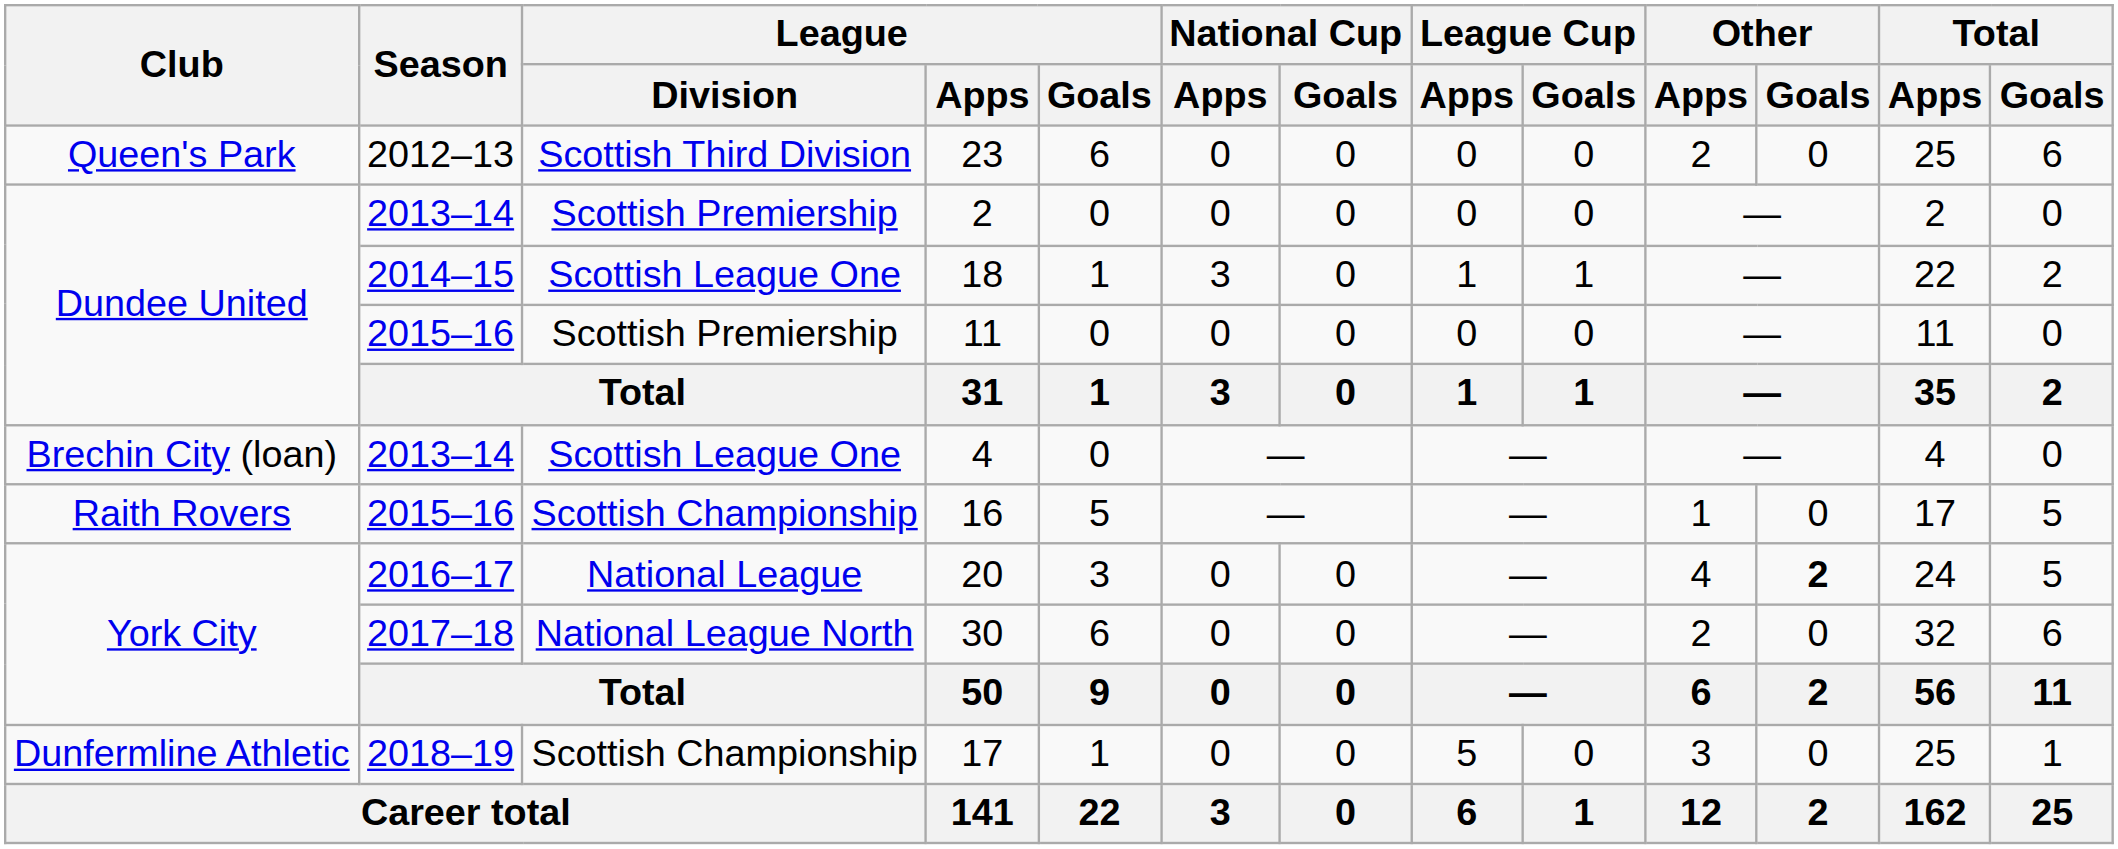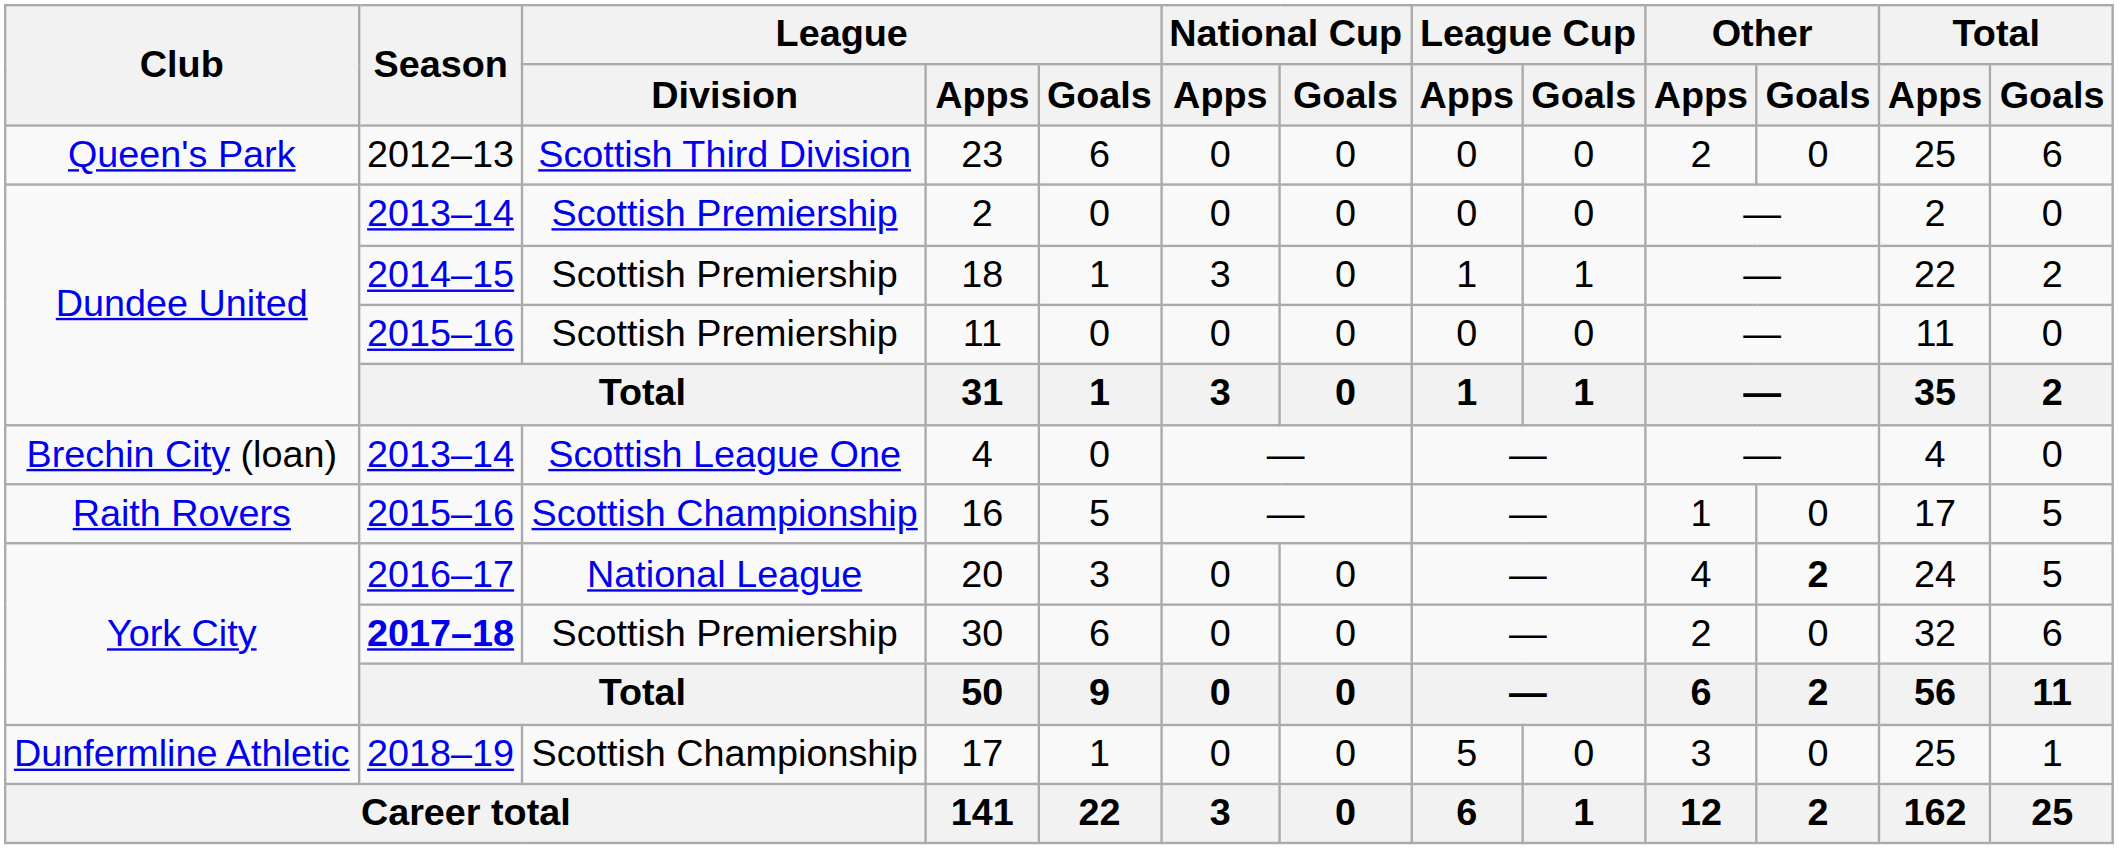(725, 273) Scottish League One -> (725, 273) Scottish Premiership
(441, 633) normal -> (441, 633) bold
(725, 633) National League North -> (725, 633) Scottish Premiership
